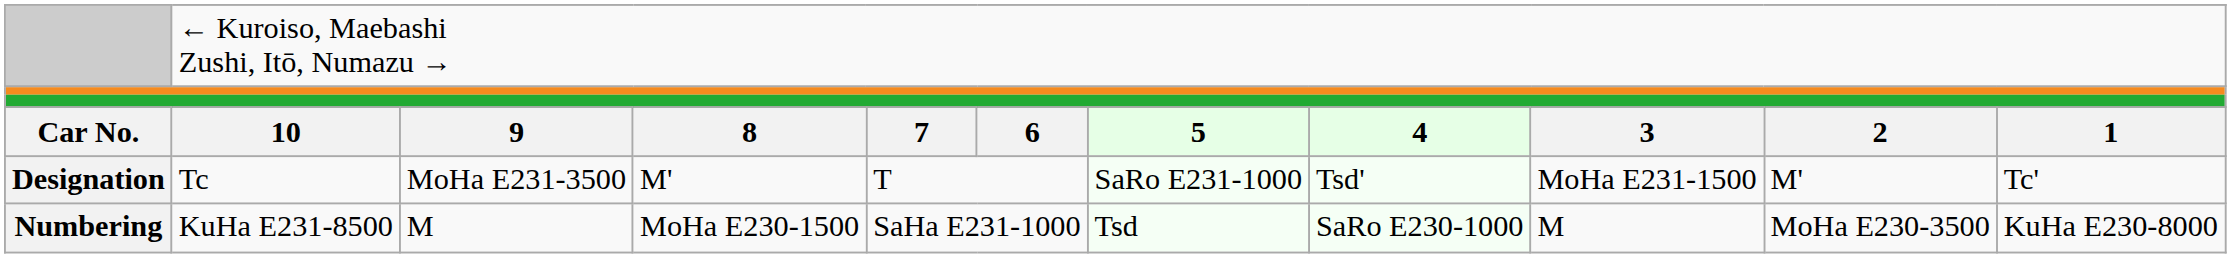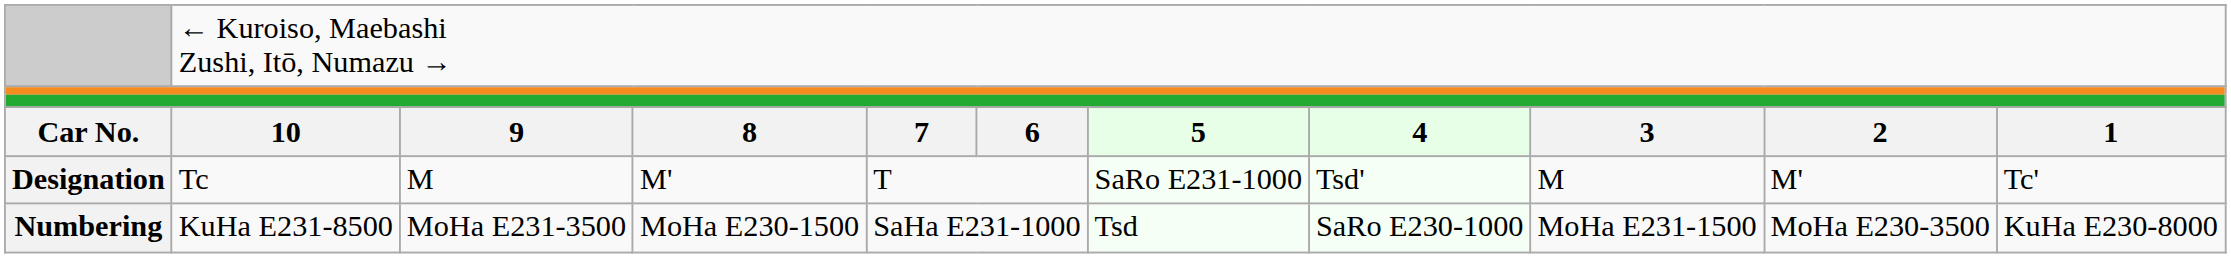(516, 179) MoHa E231-3500 -> (420, 179) M
(1647, 179) MoHa E231-1500 -> (1551, 179) M
(420, 227) M -> (516, 227) MoHa E231-3500
(1551, 227) M -> (1647, 227) MoHa E231-1500
